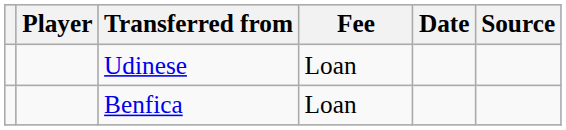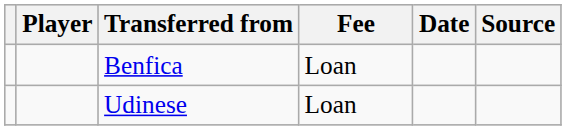rows swapped: (146, 64) <-> (143, 104)
